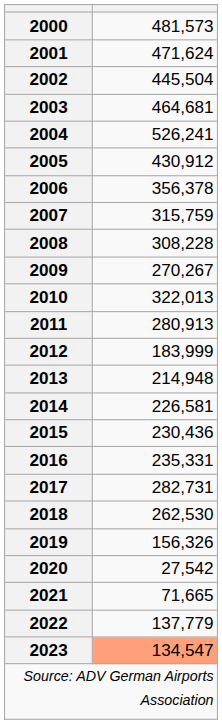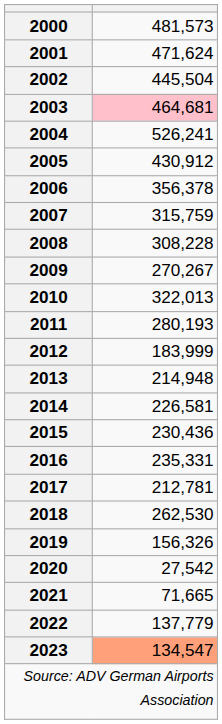(183, 107) no background -> (183, 107) pink background
(183, 324) 280,913 -> (183, 324) 280,193
(183, 487) 282,731 -> (183, 487) 212,781
